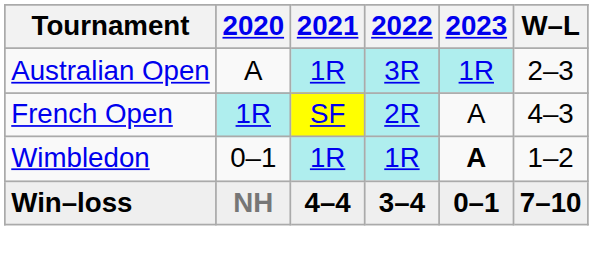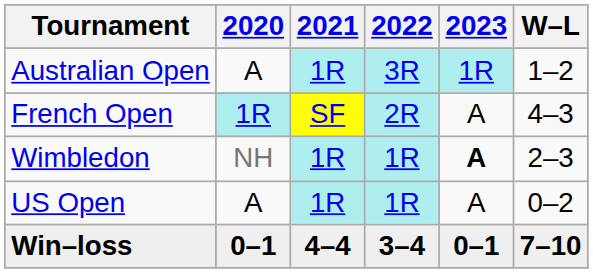(551, 70) 2–3 -> (551, 70) 1–2
(253, 158) 0–1 -> (253, 158) NH
(551, 158) 1–2 -> (551, 158) 2–3
+ row: (68, 202)
(253, 202) NH -> (253, 245) 0–1
